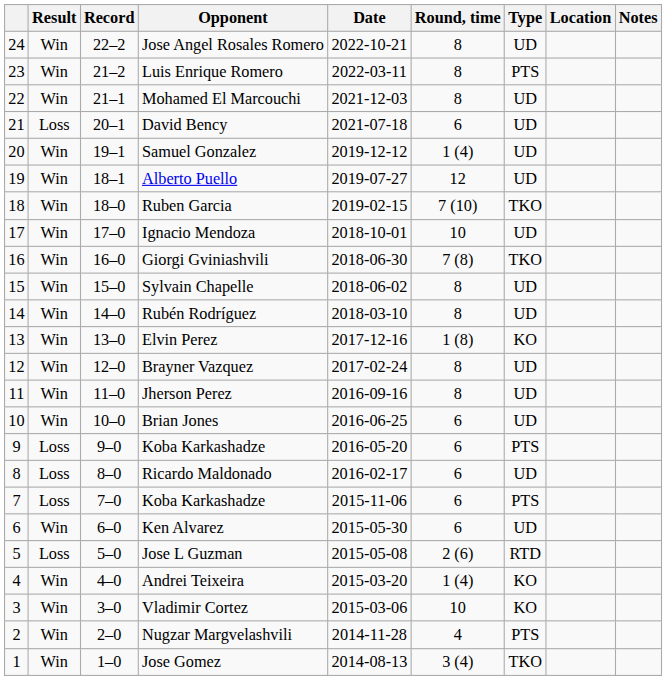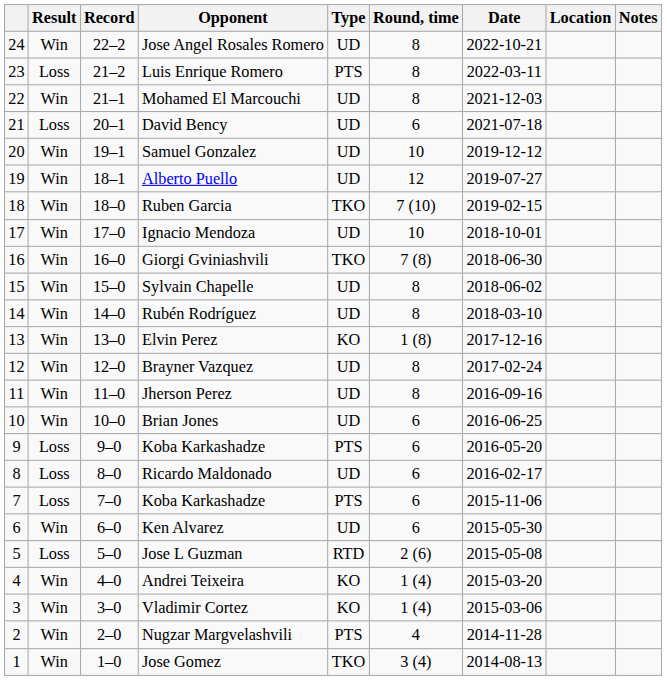columns swapped: (525, 18) <-> (369, 18)
(54, 71) Win -> (54, 71) Loss
(458, 152) 1 (4) -> (416, 152) 10
(458, 608) 10 -> (416, 608) 1 (4)
